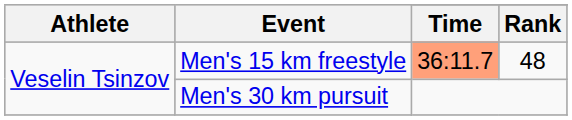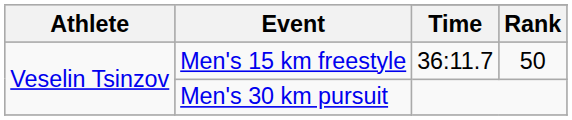(455, 60) lightsalmon background -> (455, 60) no background
(533, 60) 48 -> (533, 60) 50
